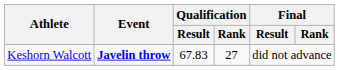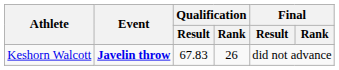(232, 55) 27 -> (232, 55) 26
